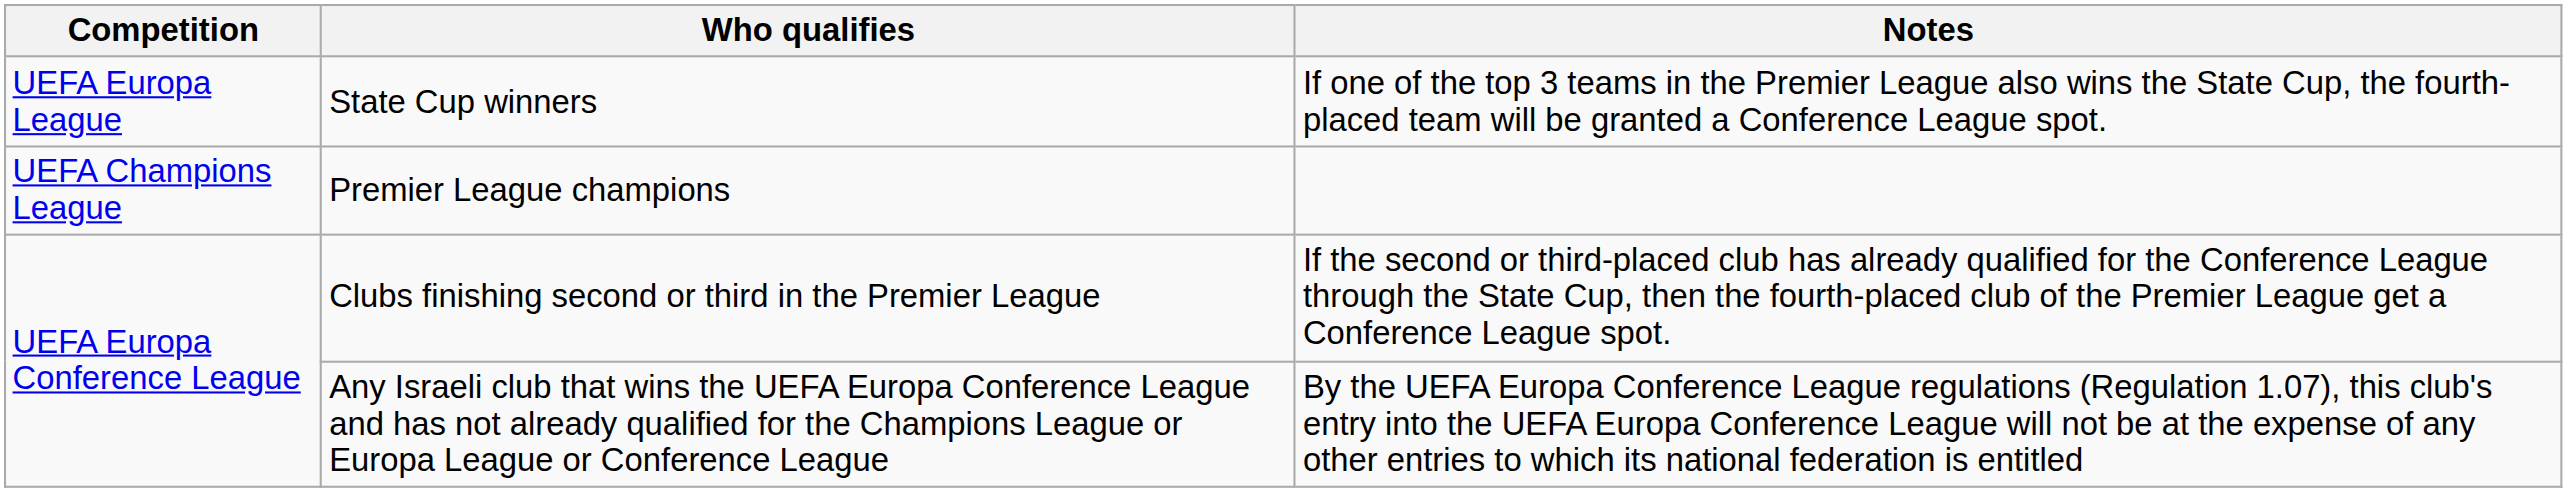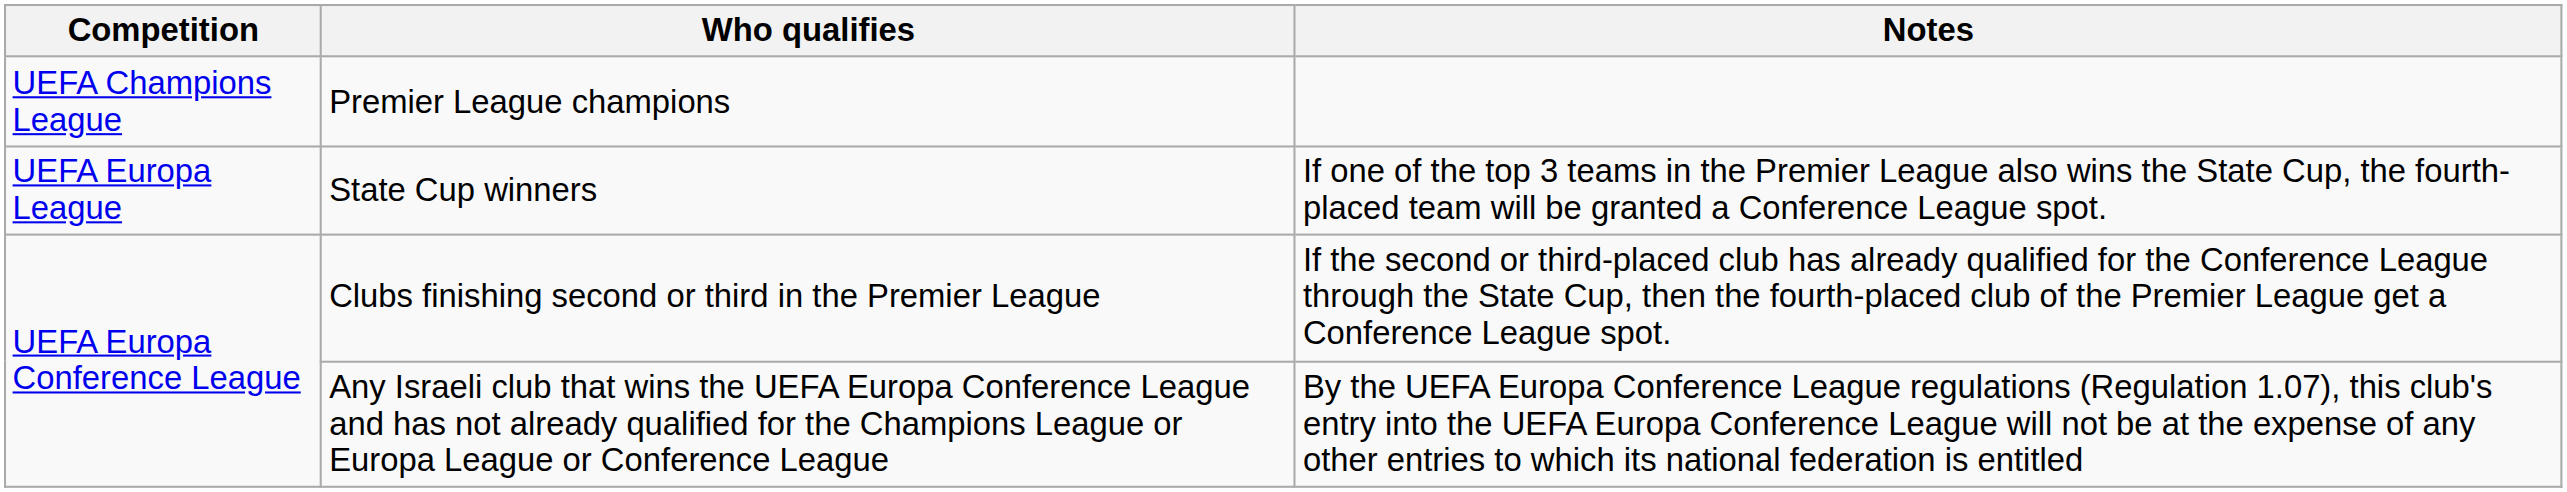rows swapped: (530, 189) <-> (463, 100)
